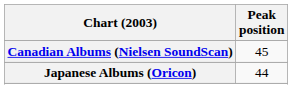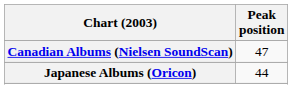(262, 51) 45 -> (262, 51) 47
